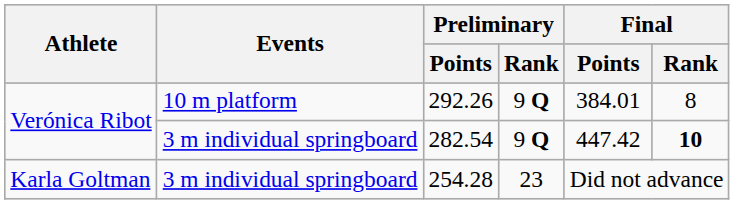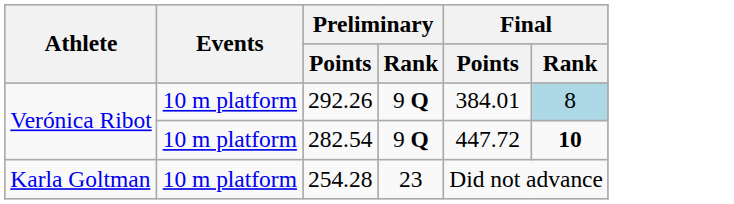(691, 101) no background -> (570, 101) lightblue background
(290, 140) 3 m individual springboard -> (230, 140) 10 m platform
(608, 140) 447.42 -> (488, 140) 447.72
(290, 179) 3 m individual springboard -> (230, 179) 10 m platform
